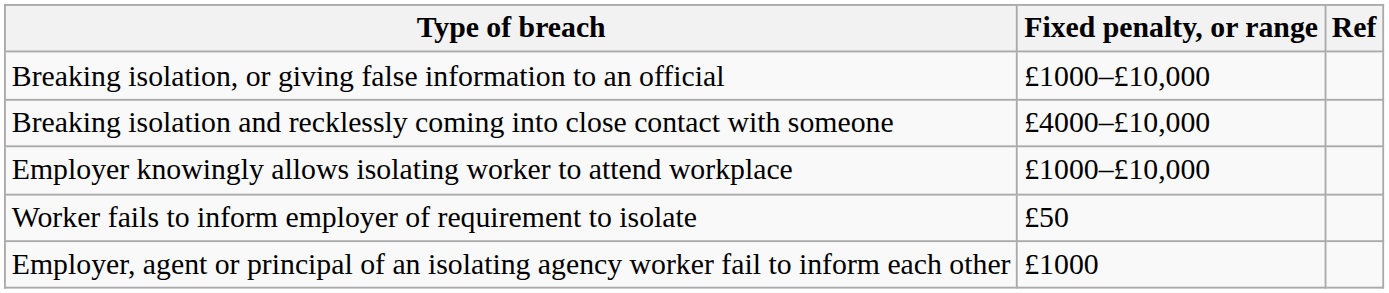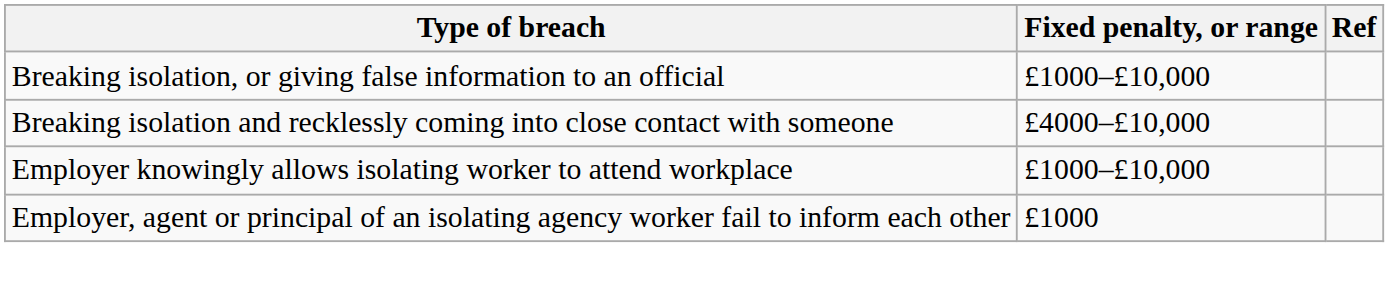- row: (354, 216)
